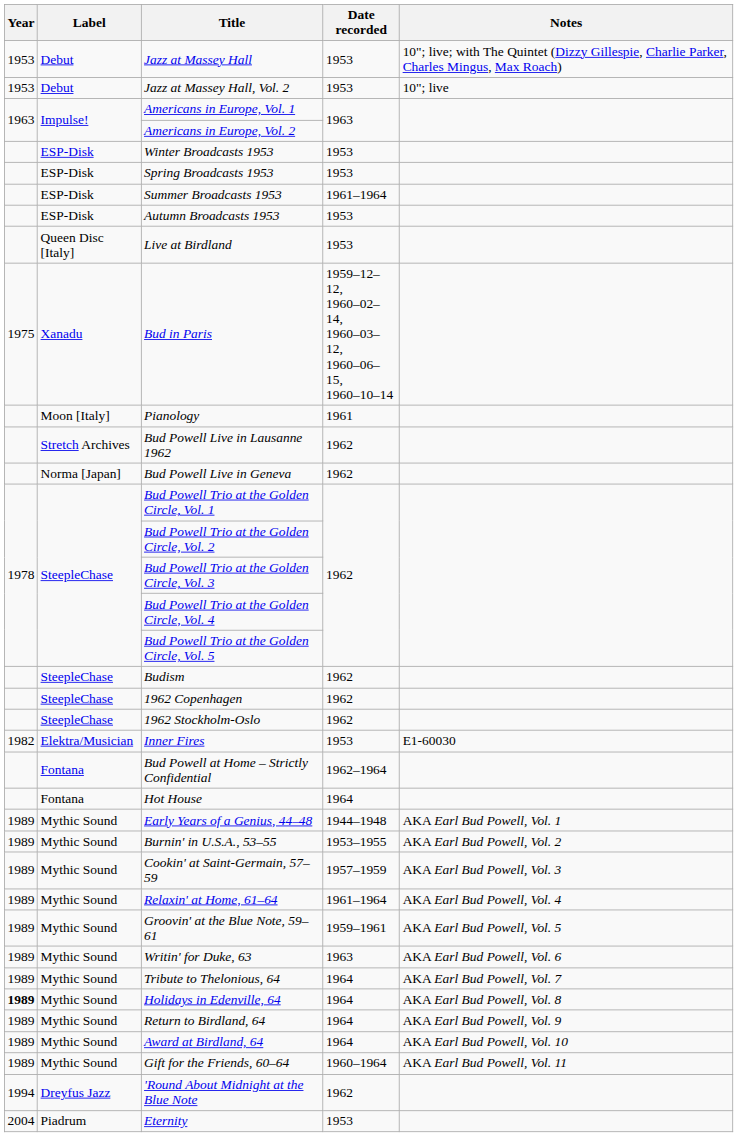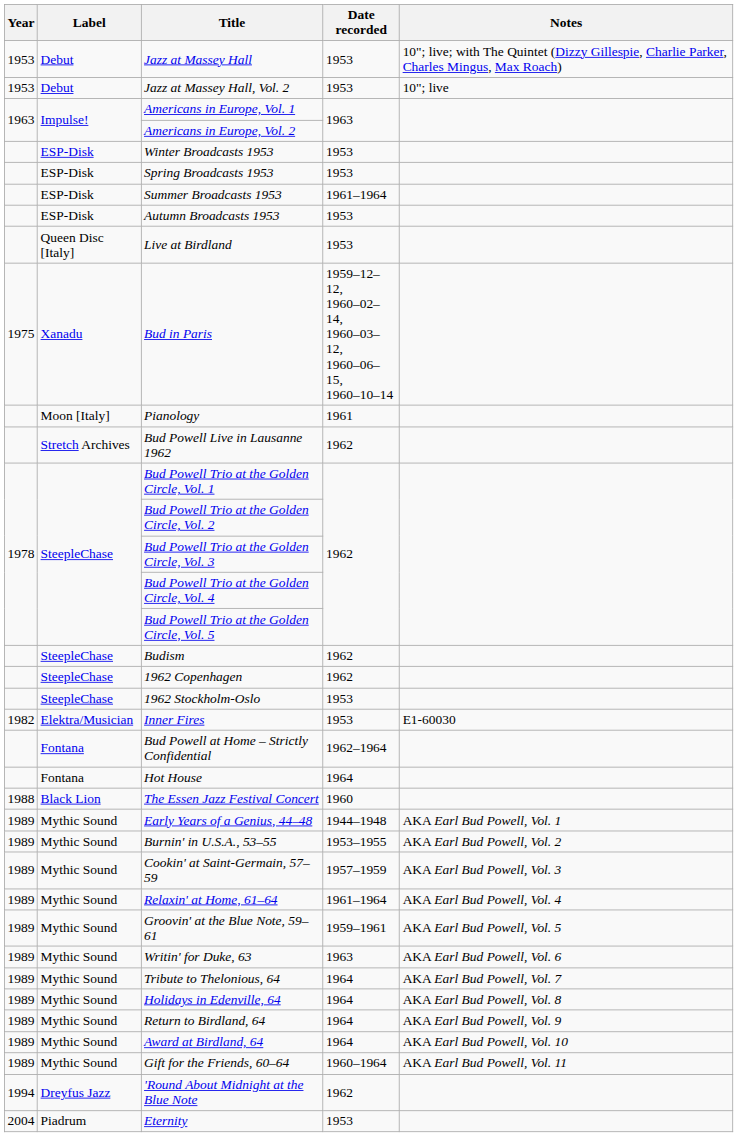- row: (218, 473)
(340, 719) 1962 -> (340, 698) 1953
+ row: (231, 798)
(21, 999) bold -> (21, 999) normal
